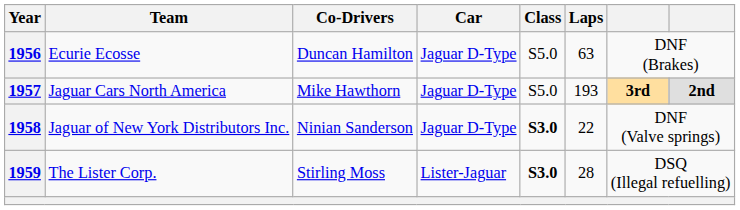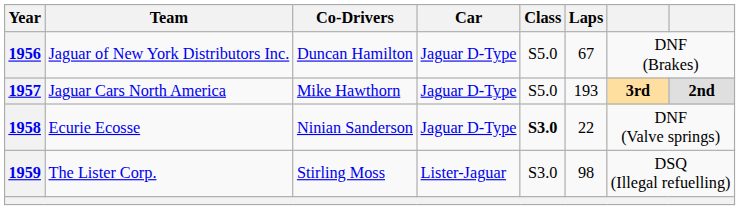(94, 54) Ecurie Ecosse -> (169, 54) Jaguar of New York Distributors Inc.
(586, 54) 63 -> (586, 54) 67
(169, 127) Jaguar of New York Distributors Inc. -> (94, 127) Ecurie Ecosse
(543, 173) bold -> (543, 173) normal
(586, 173) 28 -> (586, 173) 98
